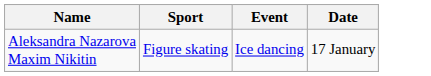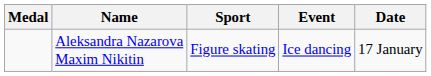+ column: (28, 17)
